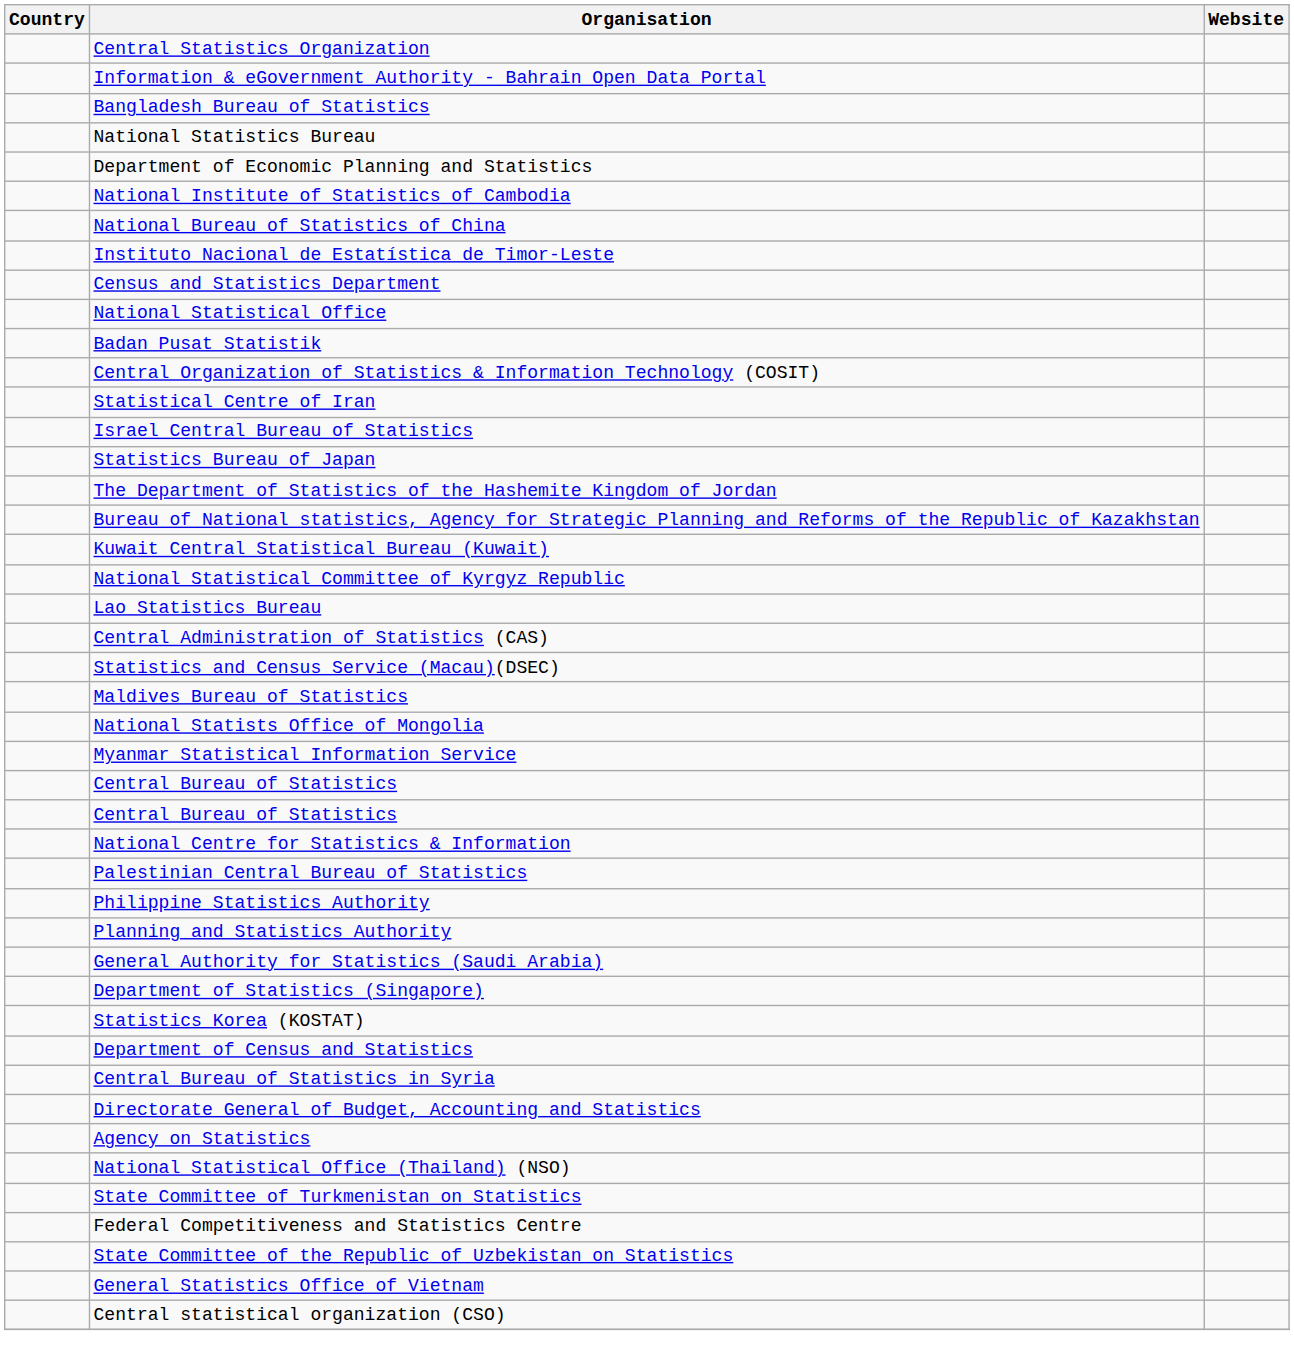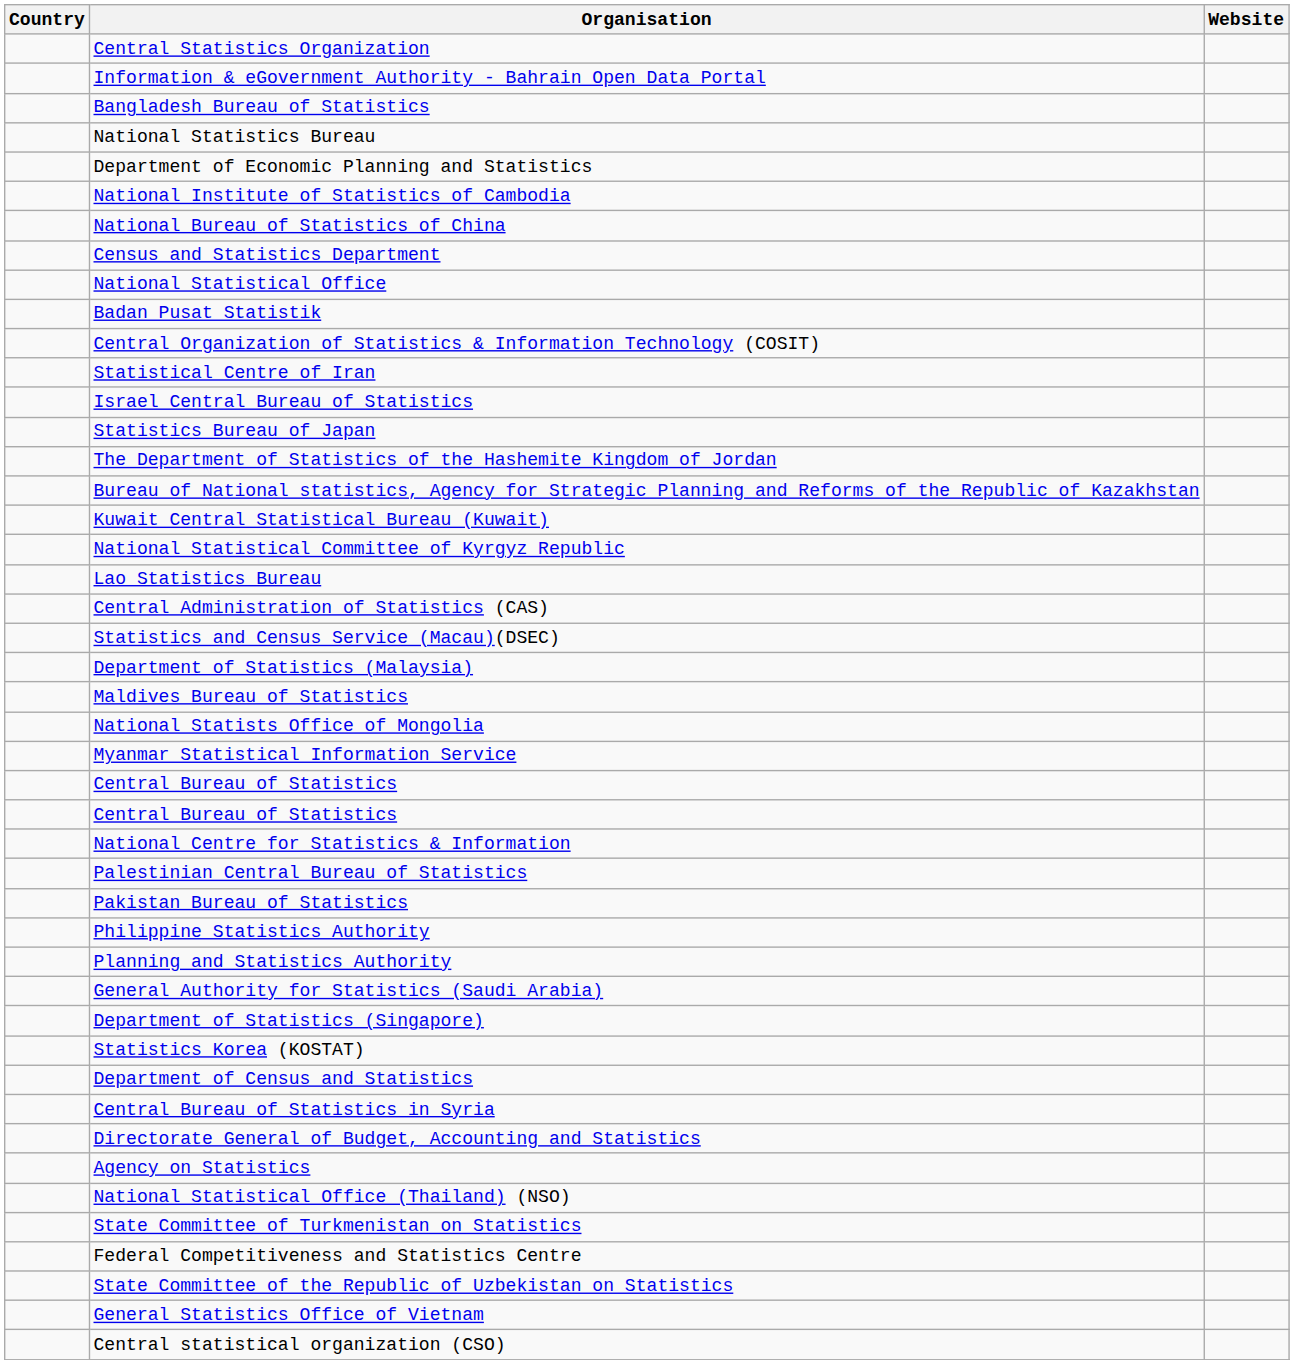- row: (47, 255)
+ row: (47, 667)
+ row: (47, 903)
